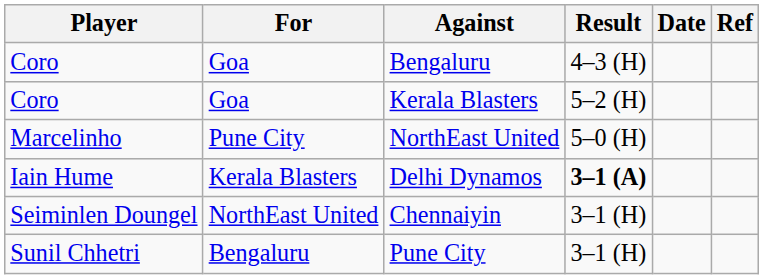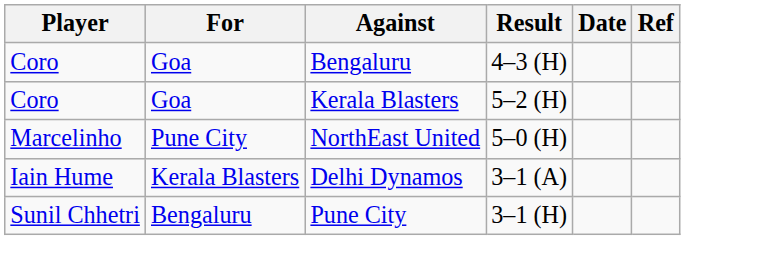(608, 176) bold -> (529, 176) normal
- row: (445, 215)
